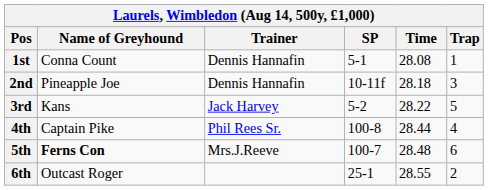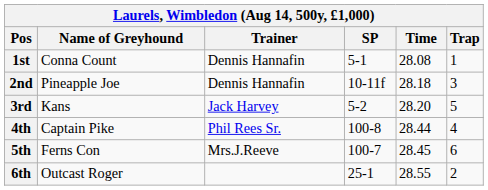(415, 106) 28.22 -> (415, 106) 28.20
(73, 151) bold -> (70, 151) normal
(415, 151) 28.48 -> (415, 151) 28.45
